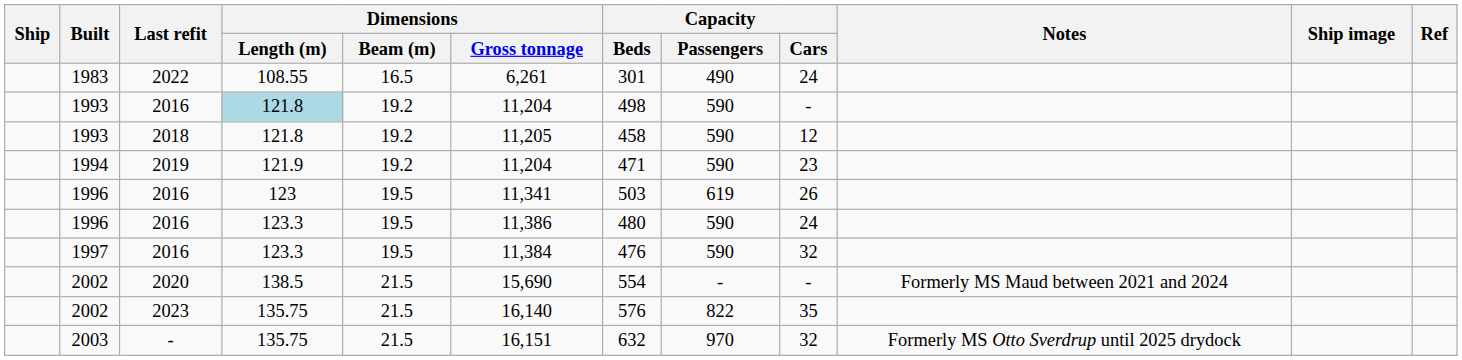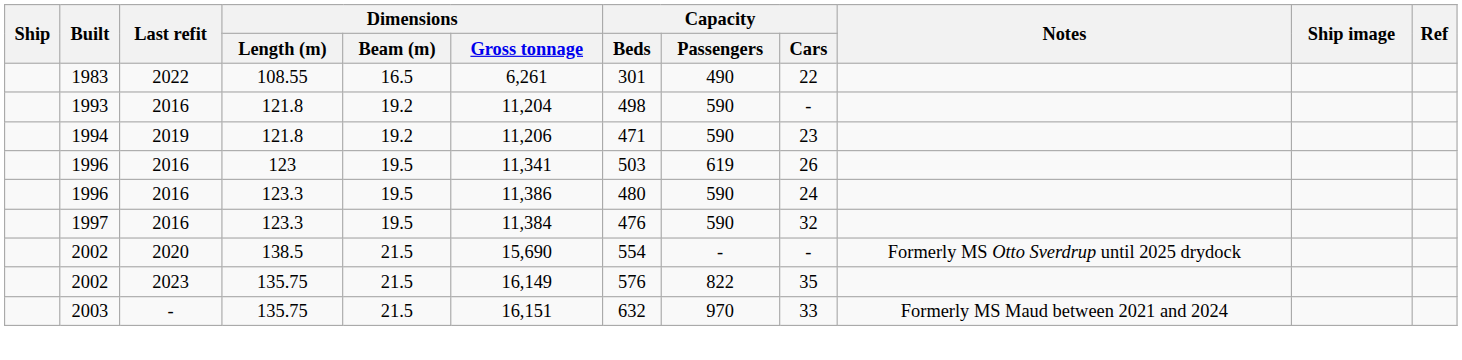(808, 77) 24 -> (808, 77) 22
(282, 106) lightblue background -> (282, 106) no background
- row: (90, 135)
(282, 164) 121.9 -> (282, 135) 121.8
(527, 164) 11,204 -> (527, 135) 11,206
(1064, 281) Formerly MS Maud between 2021 and 2024 -> (1064, 252) Formerly MS Otto Sverdrup until 2025 drydock
(527, 310) 16,140 -> (527, 281) 16,149
(808, 340) 32 -> (808, 310) 33
(1064, 340) Formerly MS Otto Sverdrup until 2025 drydock -> (1064, 310) Formerly MS Maud between 2021 and 2024
